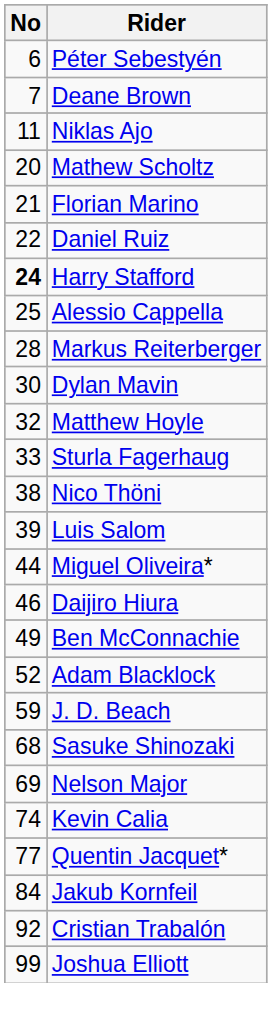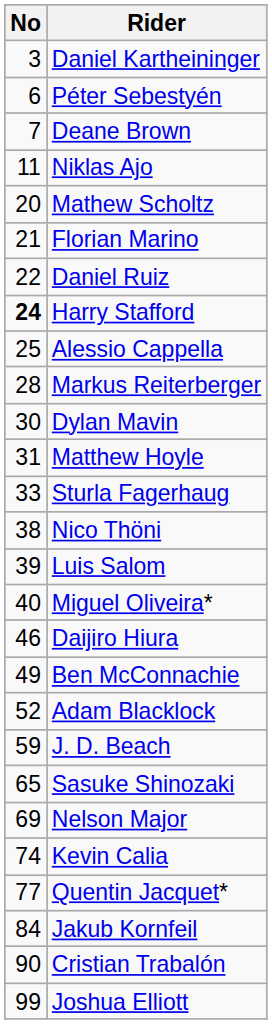+ row: (156, 59)
(28, 421) 32 -> (28, 457) 31
(28, 566) 44 -> (28, 602) 40
(28, 747) 68 -> (28, 783) 65
(28, 928) 92 -> (28, 965) 90
